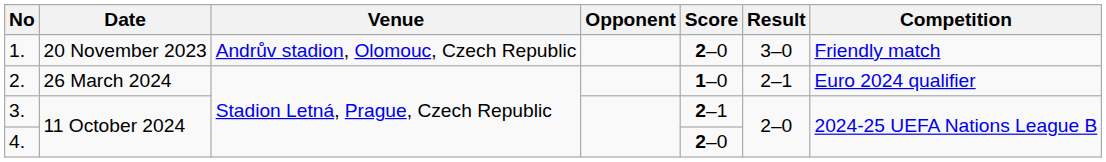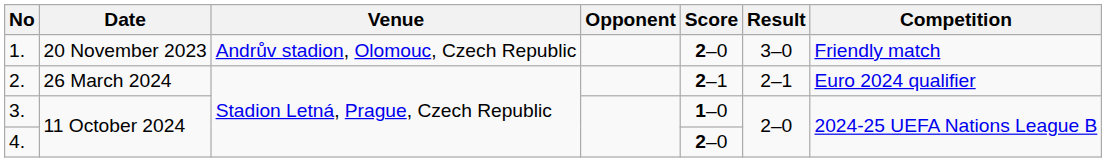(711, 80) 1–0 -> (711, 80) 2–1
(711, 111) 2–1 -> (711, 111) 1–0
